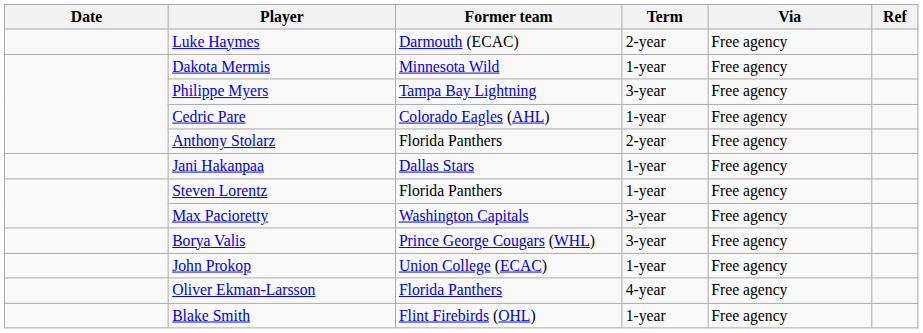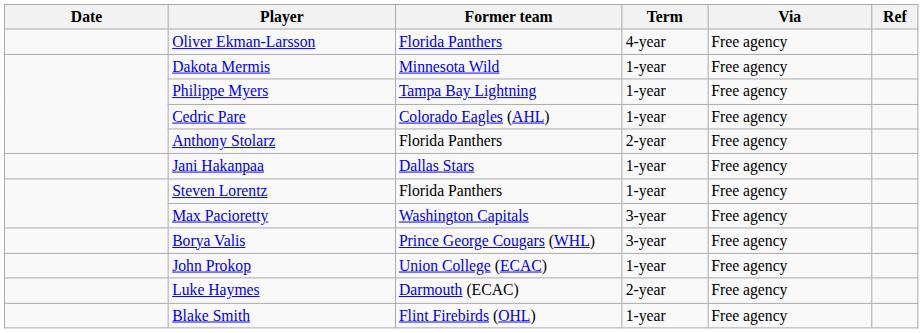rows swapped: (244, 290) <-> (216, 41)
(646, 91) 3-year -> (646, 91) 1-year
